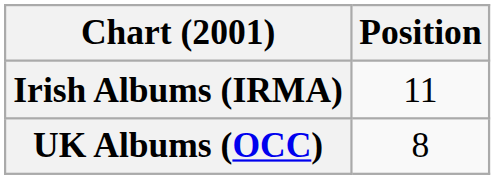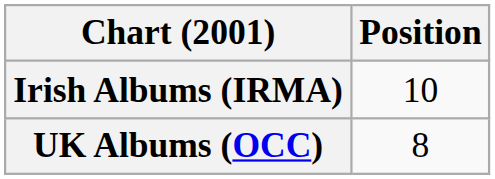(420, 88) 11 -> (420, 88) 10
